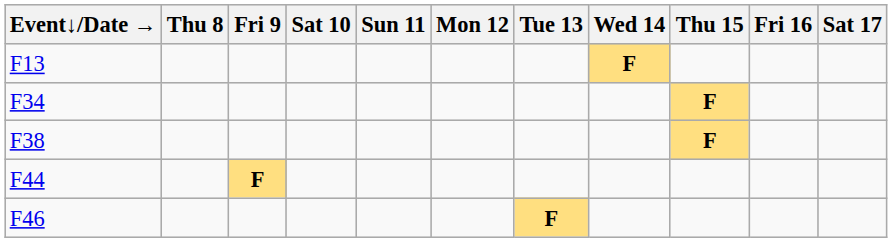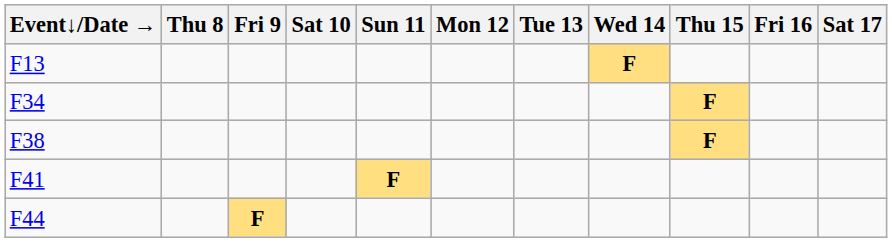+ row: (27, 179)
- row: (27, 217)
